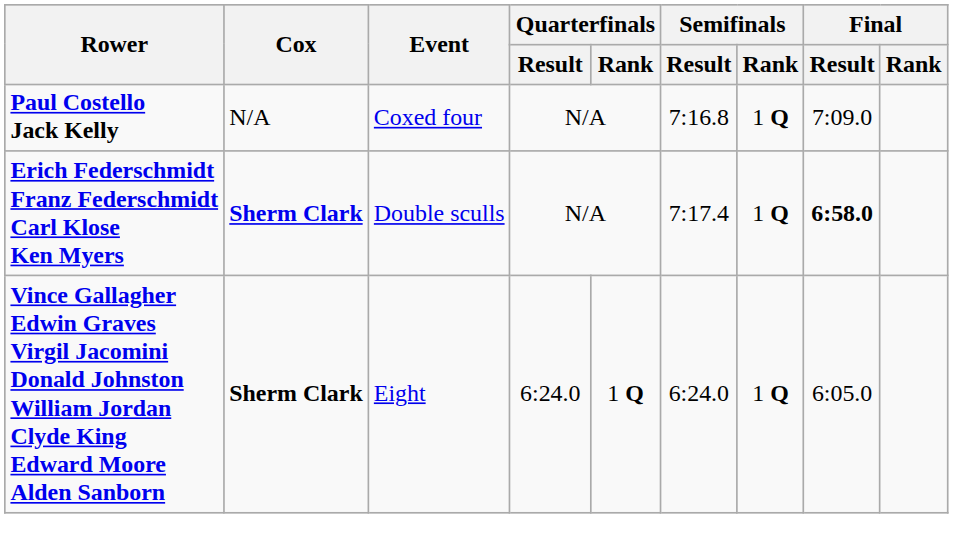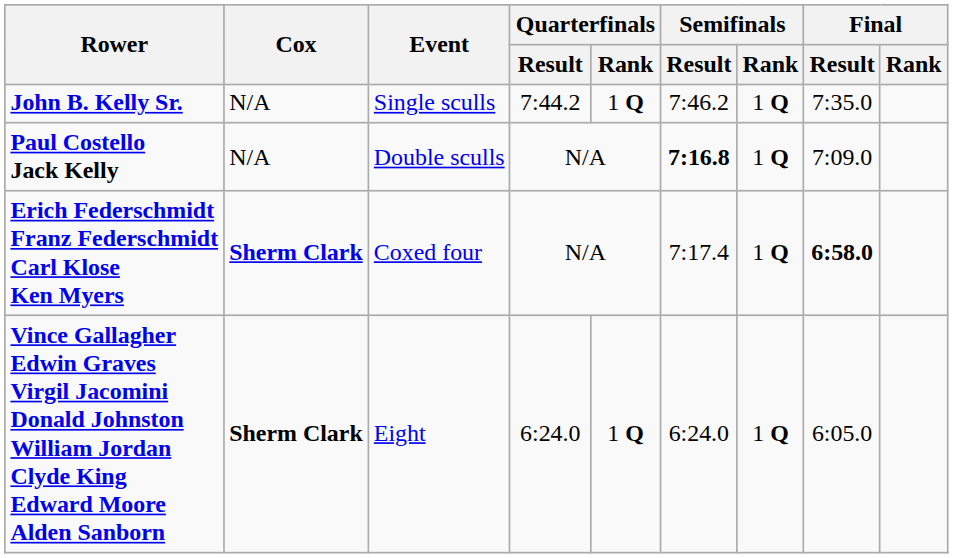+ row: (97, 103)
(428, 117) Coxed four -> (439, 156) Double sculls
(699, 117) normal -> (699, 156) bold
(439, 213) Double sculls -> (428, 252) Coxed four
